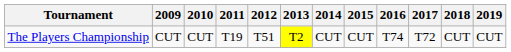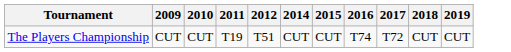- column: (296, 15)
